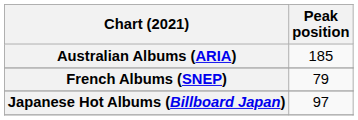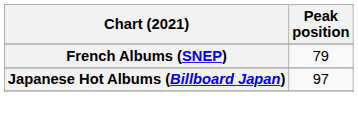- row: (147, 56)
